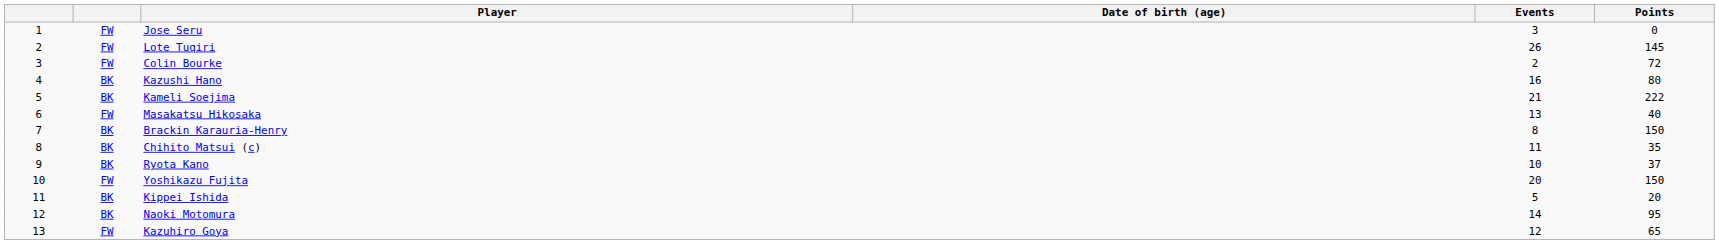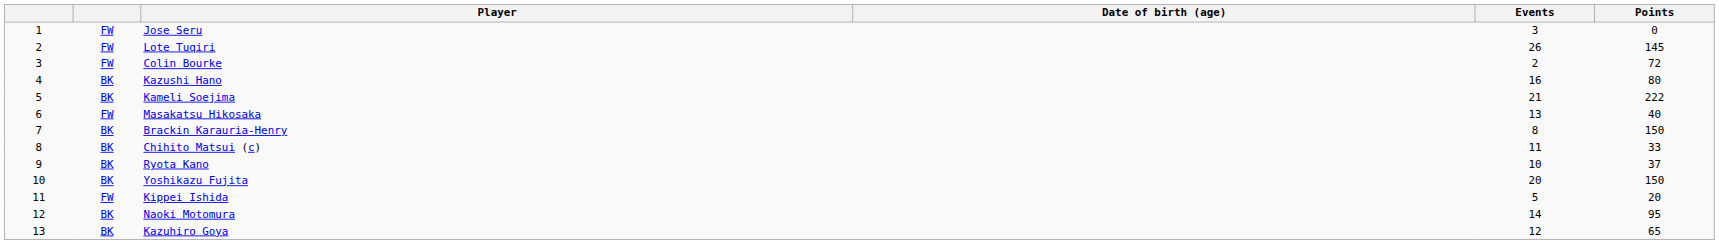(1654, 148) 35 -> (1654, 148) 33
(107, 181) FW -> (107, 181) BK
(107, 198) BK -> (107, 198) FW
(107, 231) FW -> (107, 231) BK
